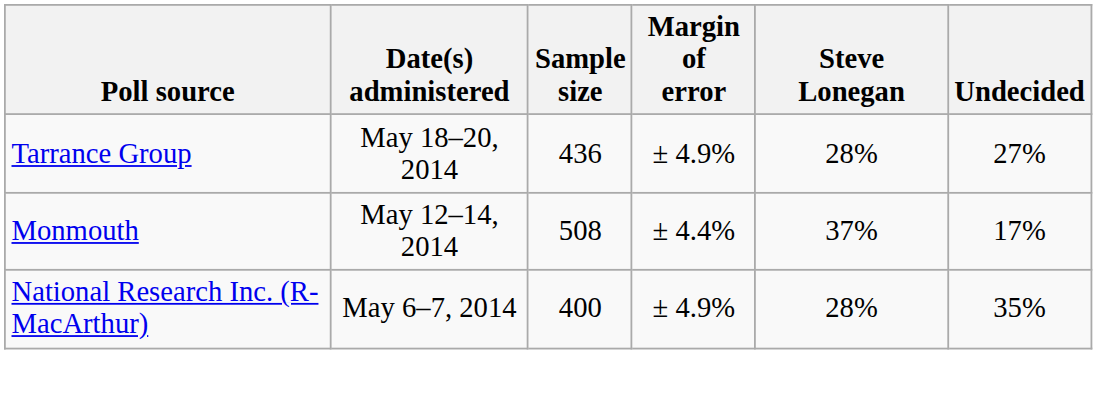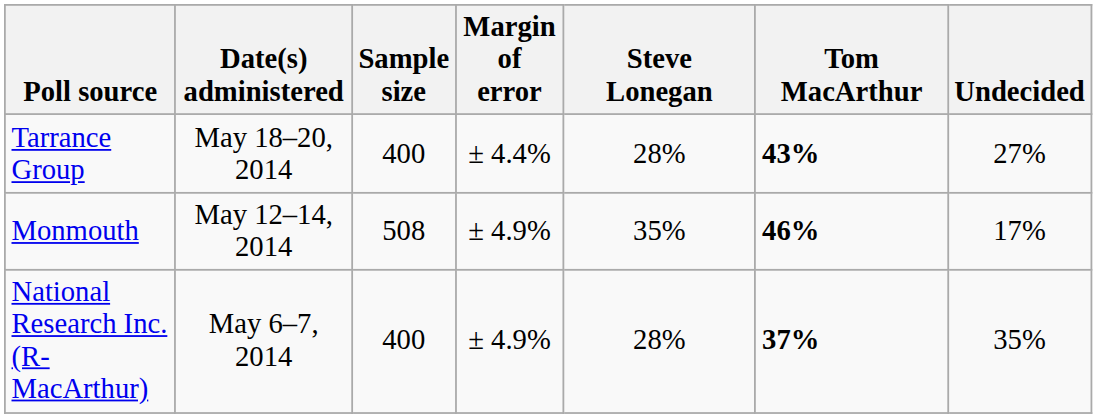+ column: (852, 75)
(580, 153) 436 -> (404, 153) 400
(694, 153) ± 4.9% -> (509, 153) ± 4.4%
(694, 230) ± 4.4% -> (509, 230) ± 4.9%
(852, 230) 37% -> (659, 230) 35%
